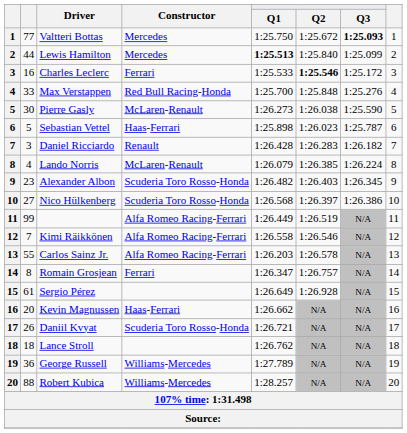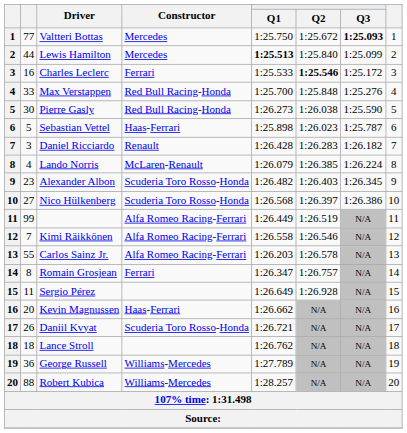(164, 109) McLaren-Renault -> (178, 109) Red Bull Racing-Honda
(29, 291) 61 -> (29, 291) 11
